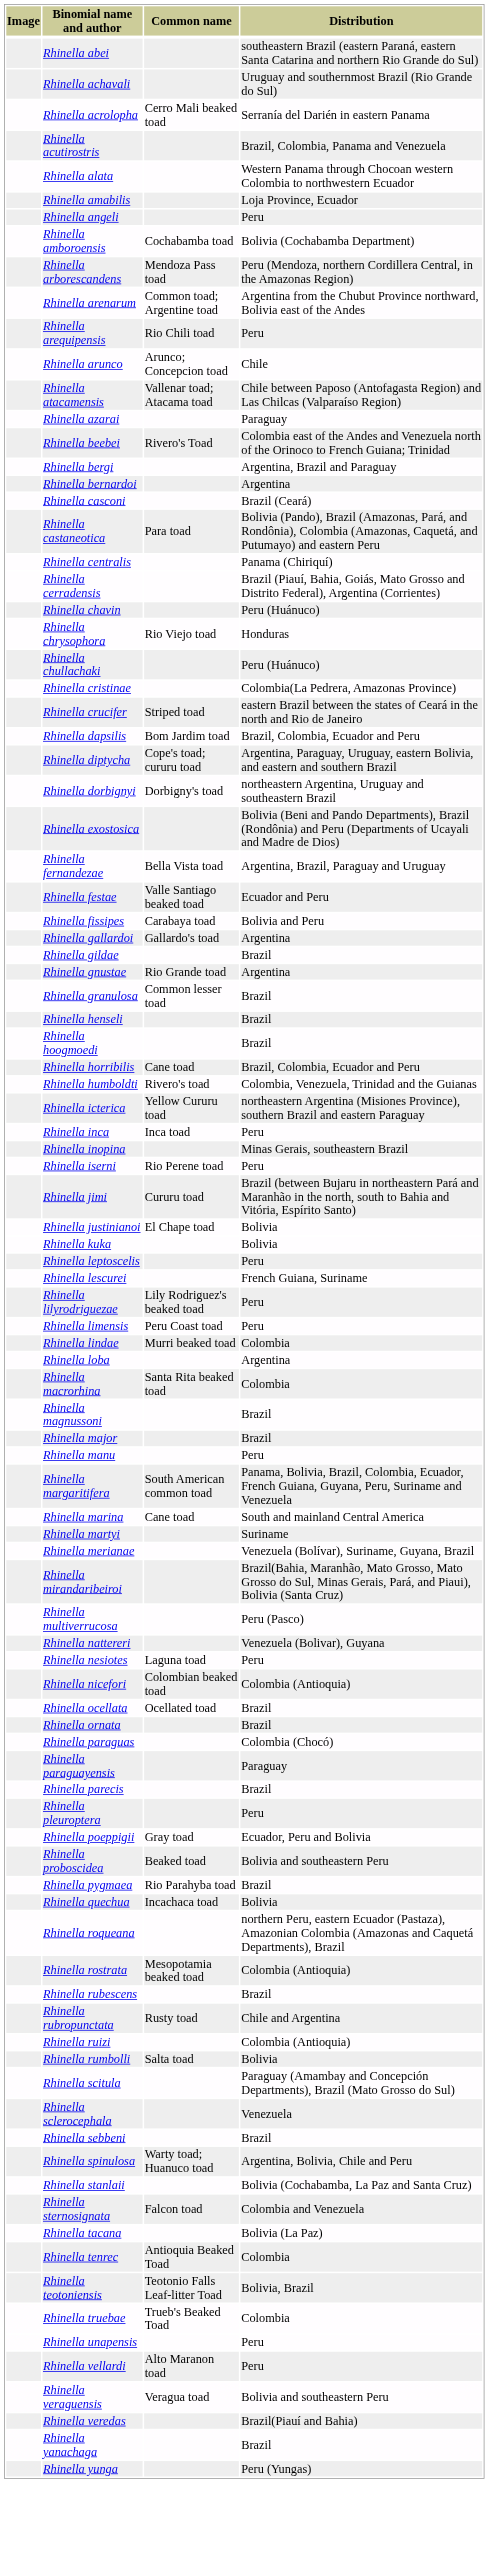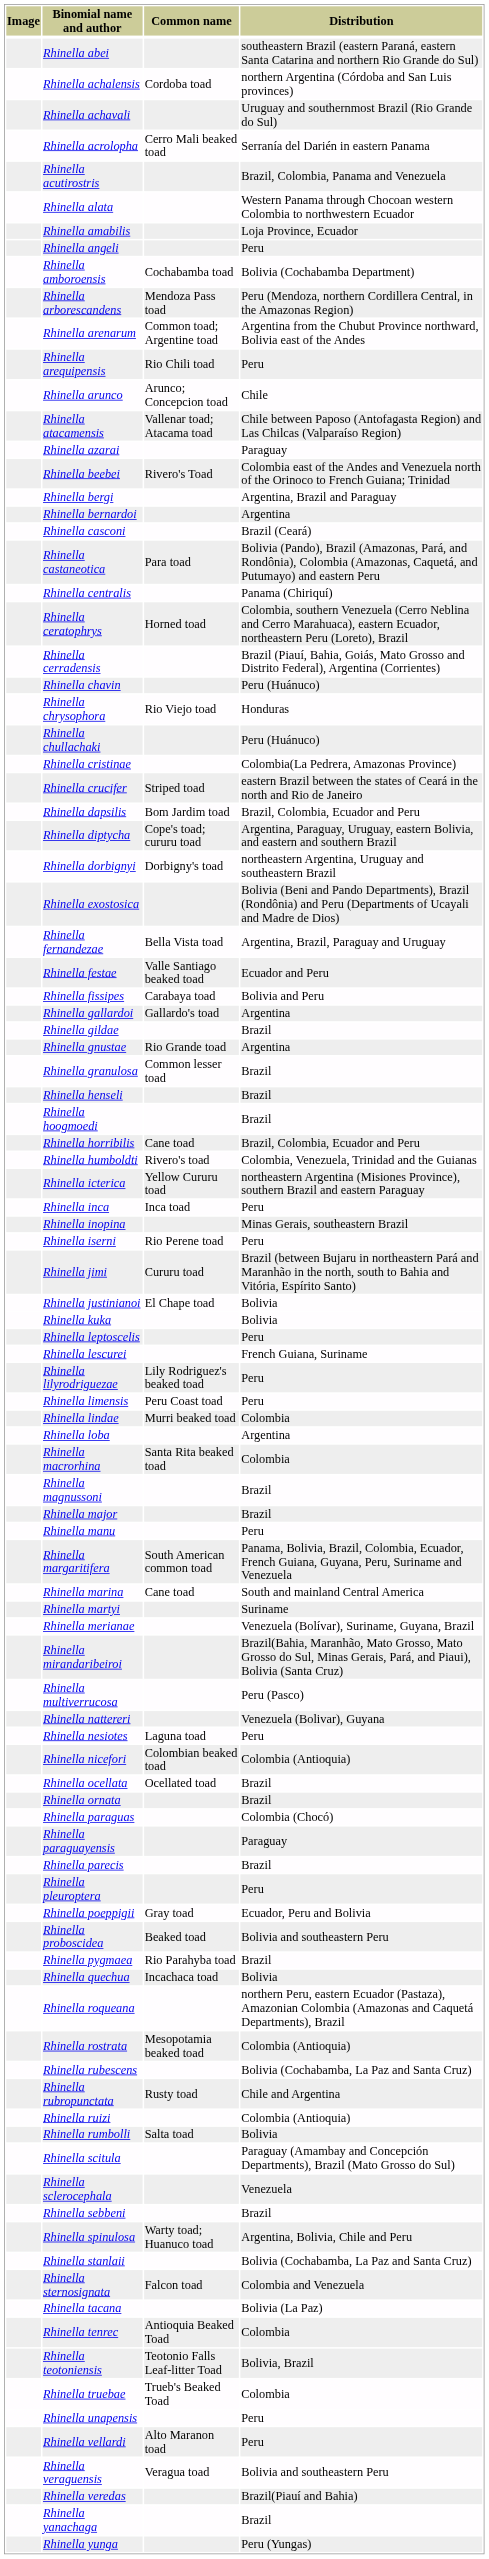+ row: (91, 84)
+ row: (72, 623)
(256, 1994) Brazil -> (356, 2070) Bolivia (Cochabamba, La Paz and Santa Cruz)
